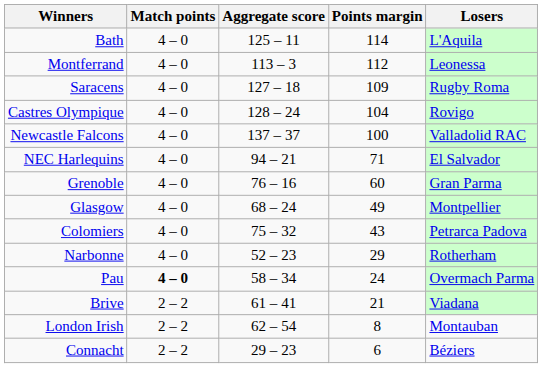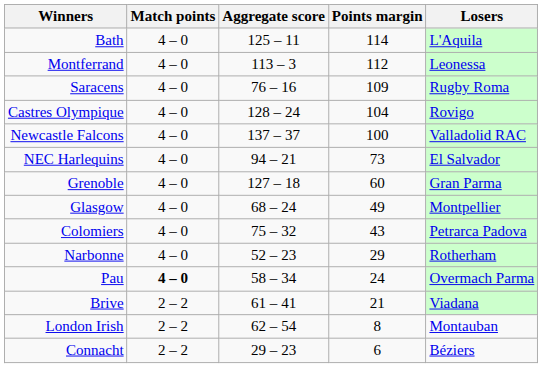(274, 87) 127 – 18 -> (274, 87) 76 – 16
(377, 159) 71 -> (377, 159) 73
(274, 183) 76 – 16 -> (274, 183) 127 – 18
